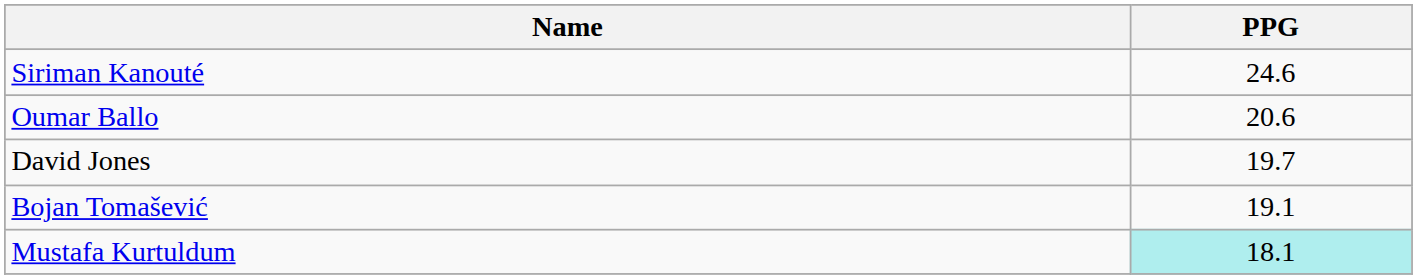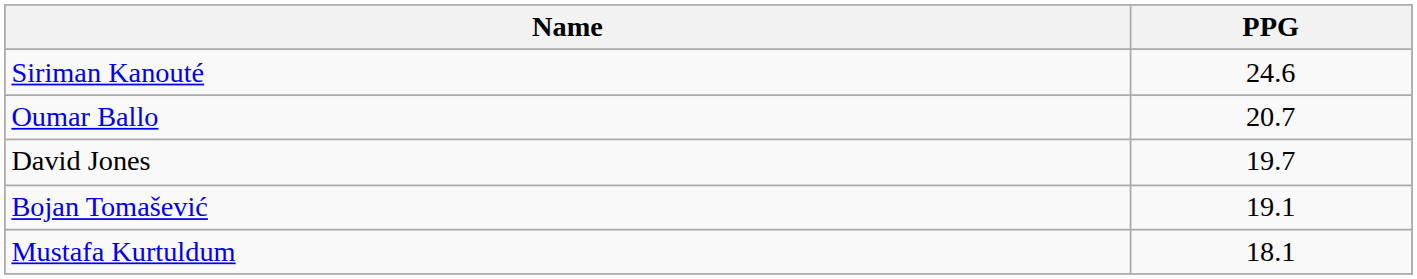(1271, 116) 20.6 -> (1271, 116) 20.7
(1271, 251) paleturquoise background -> (1271, 251) no background
